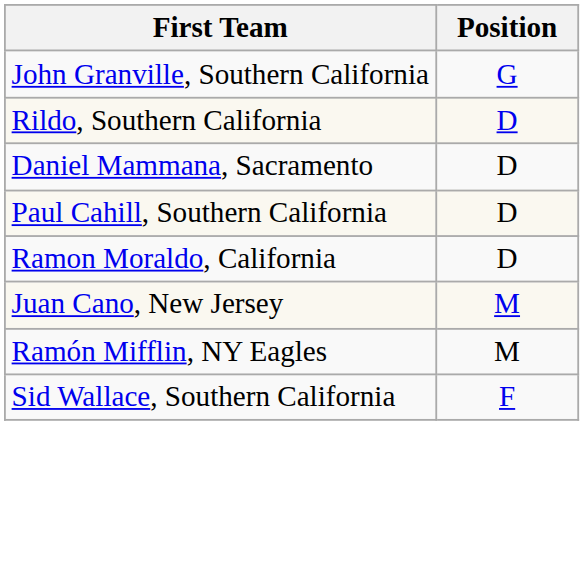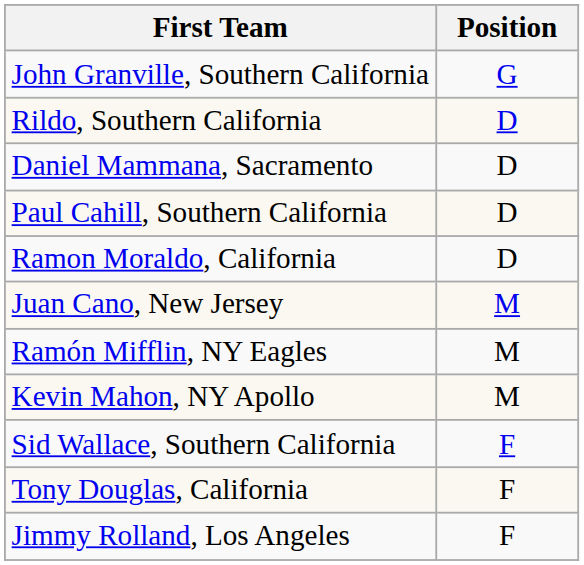+ row: (163, 397)
+ row: (160, 489)
+ row: (181, 535)
